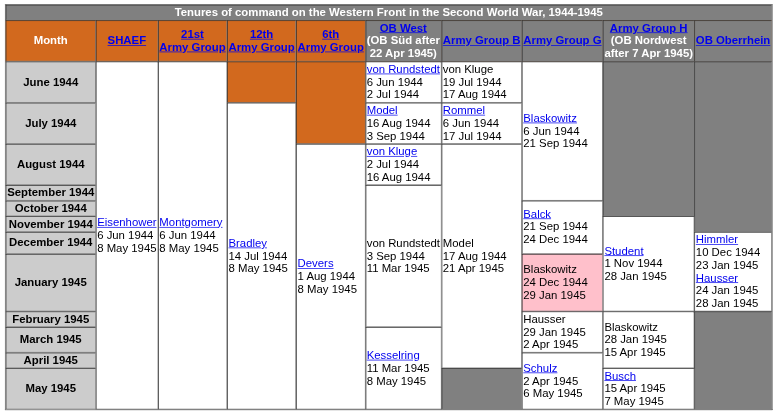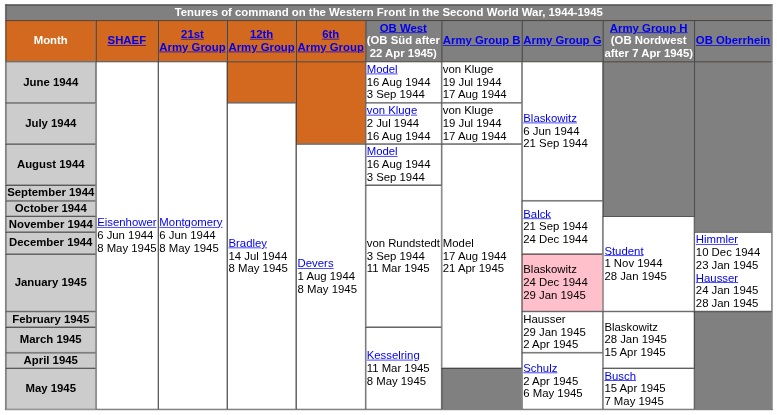(403, 82) von Rundstedt 6 Jun 1944 2 Jul 1944 -> (399, 82) Model 16 Aug 1944 3 Sep 1944
(399, 123) Model 16 Aug 1944 3 Sep 1944 -> (399, 123) von Kluge 2 Jul 1944 16 Aug 1944
(472, 123) Rommel 6 Jun 1944 17 Jul 1944 -> (475, 123) von Kluge 19 Jul 1944 17 Aug 1944
(399, 164) von Kluge 2 Jul 1944 16 Aug 1944 -> (399, 164) Model 16 Aug 1944 3 Sep 1944
